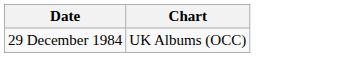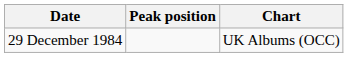+ column: (173, 16)
